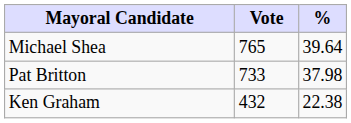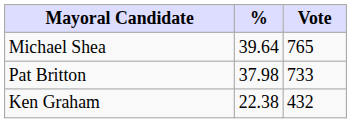columns swapped: (267, 18) <-> (323, 18)
